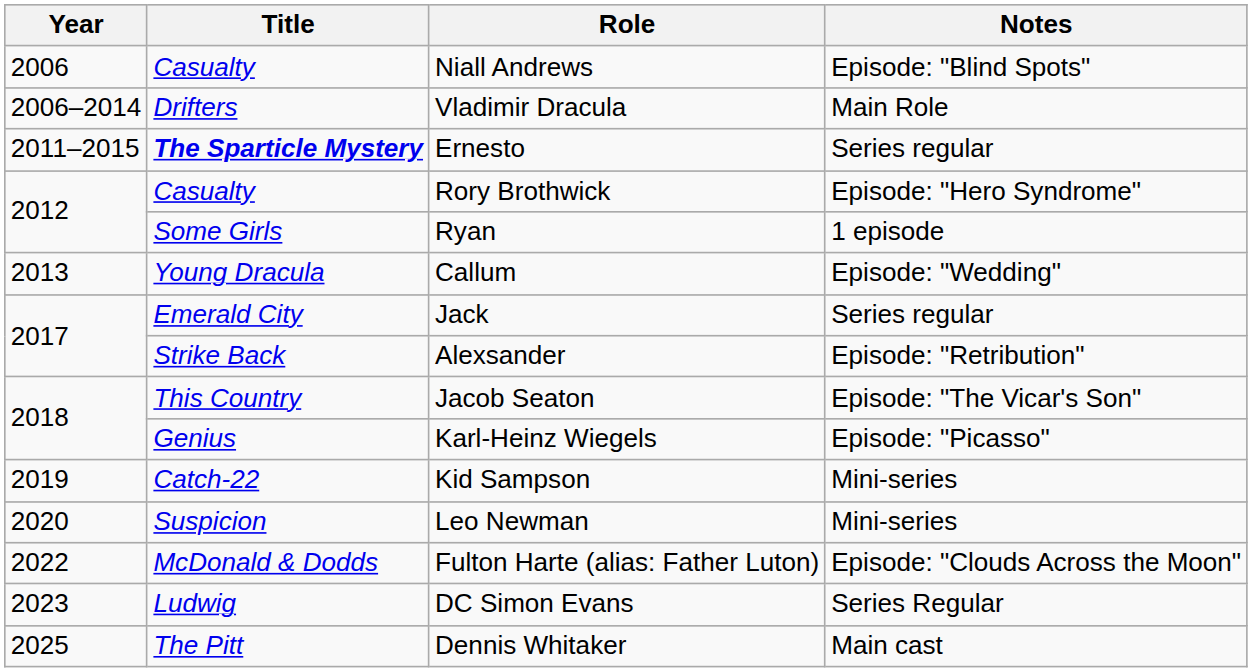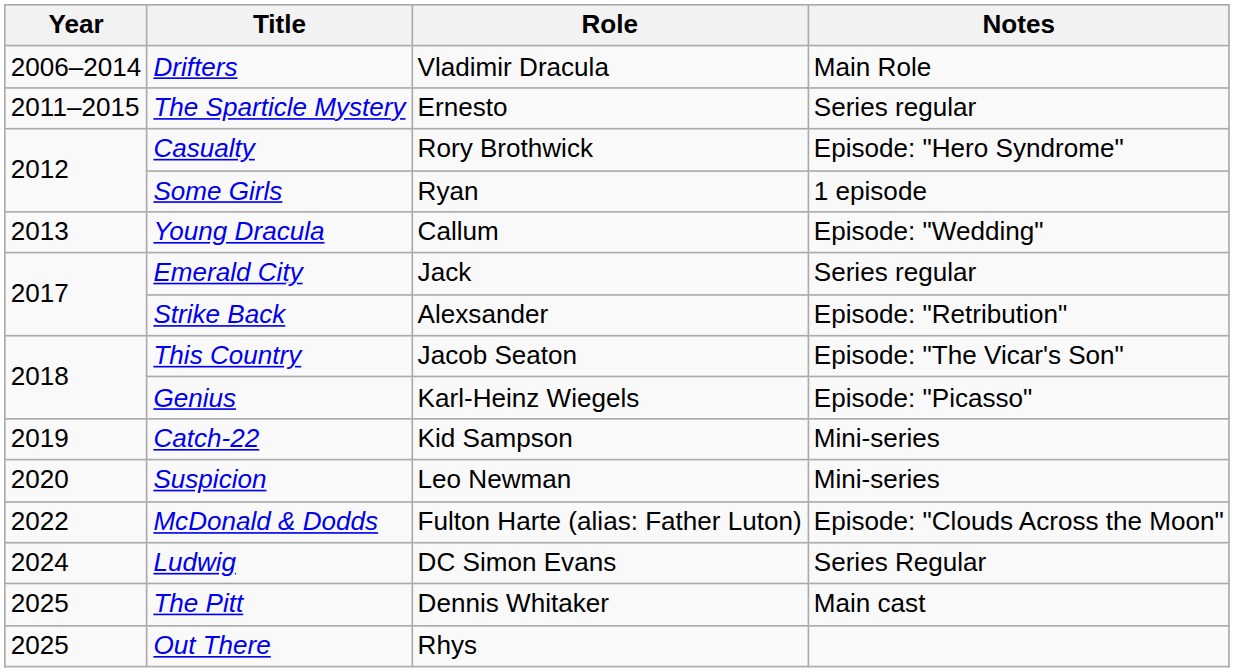- row: (514, 66)
(288, 149) bold -> (279, 107) normal
(40, 604) 2023 -> (40, 562) 2024
+ row: (447, 645)
